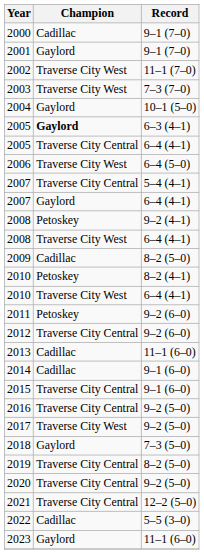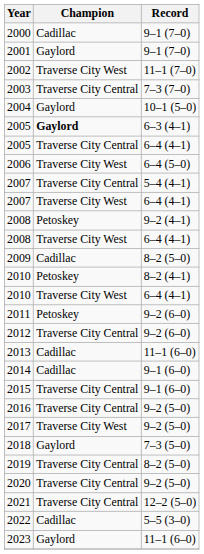(81, 88) Traverse City West -> (87, 88) Traverse City Central
(56, 201) Gaylord -> (81, 201) Traverse City West
